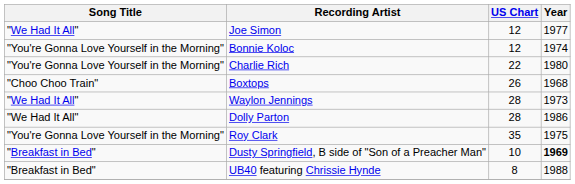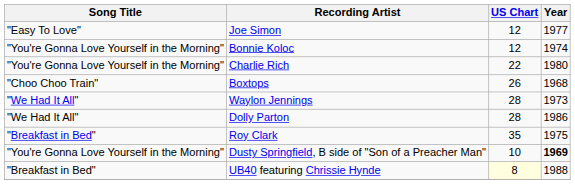(43, 30) "We Had It All" -> (44, 30) "Easy To Love"
(115, 135) "You're Gonna Love Yourself in the Morning" -> (51, 135) "Breakfast in Bed"
(51, 153) "Breakfast in Bed" -> (115, 153) "You're Gonna Love Yourself in the Morning"
(515, 170) no background -> (515, 170) lightyellow background
